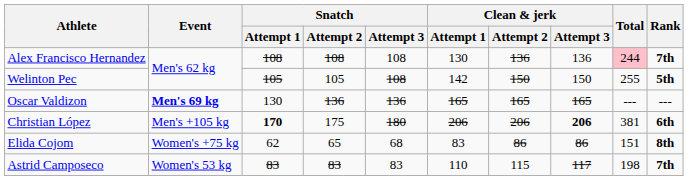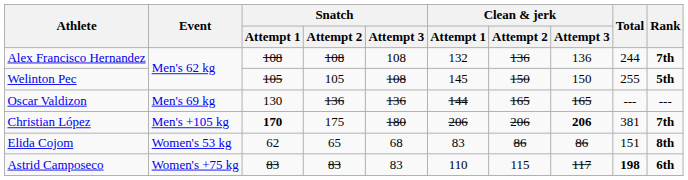(458, 58) 130 -> (458, 58) 132
(630, 58) pink background -> (630, 58) no background
(458, 79) 142 -> (458, 79) 145
(185, 101) bold -> (183, 101) normal
(458, 101) 165 -> (458, 101) 144
(665, 122) 6th -> (665, 122) 7th
(195, 143) Women's +75 kg -> (192, 143) Women's 53 kg
(192, 165) Women's 53 kg -> (195, 165) Women's +75 kg
(630, 165) normal -> (630, 165) bold
(665, 165) 7th -> (665, 165) 6th
